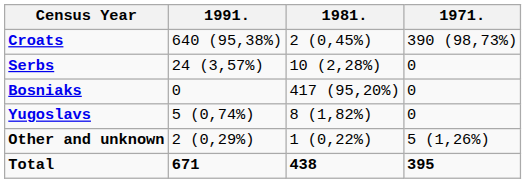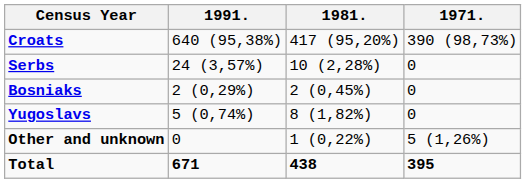(331, 42) 2 (0,45%) -> (345, 42) 417 (95,20%)
(176, 91) 0 -> (213, 91) 2 (0,29%)
(345, 91) 417 (95,20%) -> (331, 91) 2 (0,45%)
(213, 141) 2 (0,29%) -> (176, 141) 0
